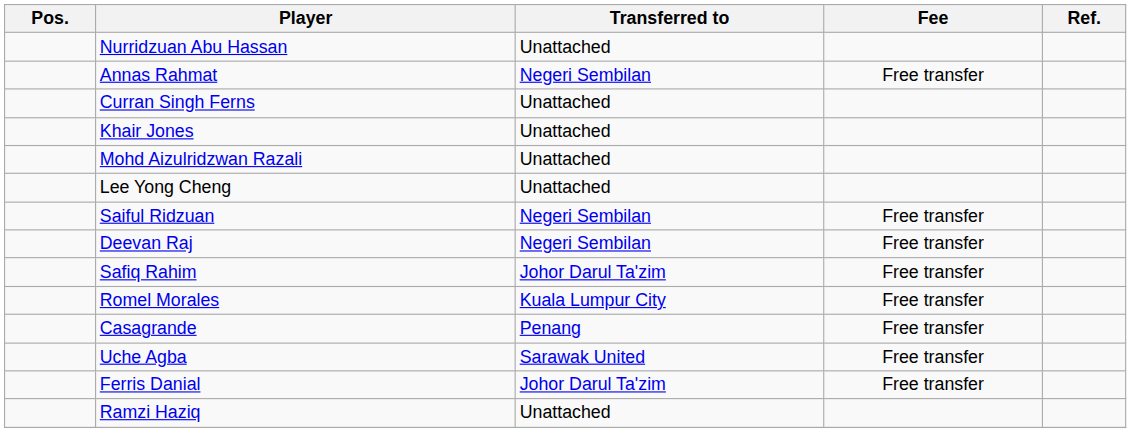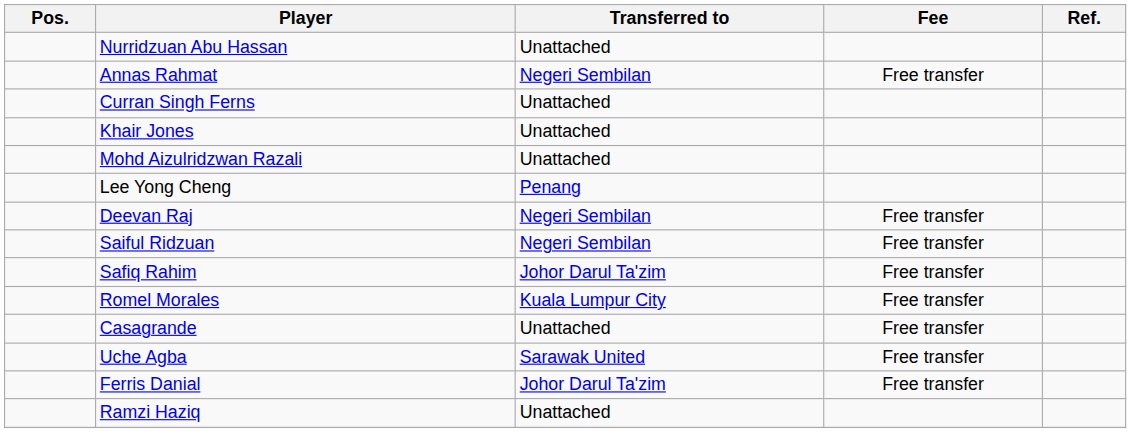(565, 187) Unattached -> (550, 187) Penang
rows swapped: (157, 215) <-> (146, 243)
(550, 328) Penang -> (565, 328) Unattached
